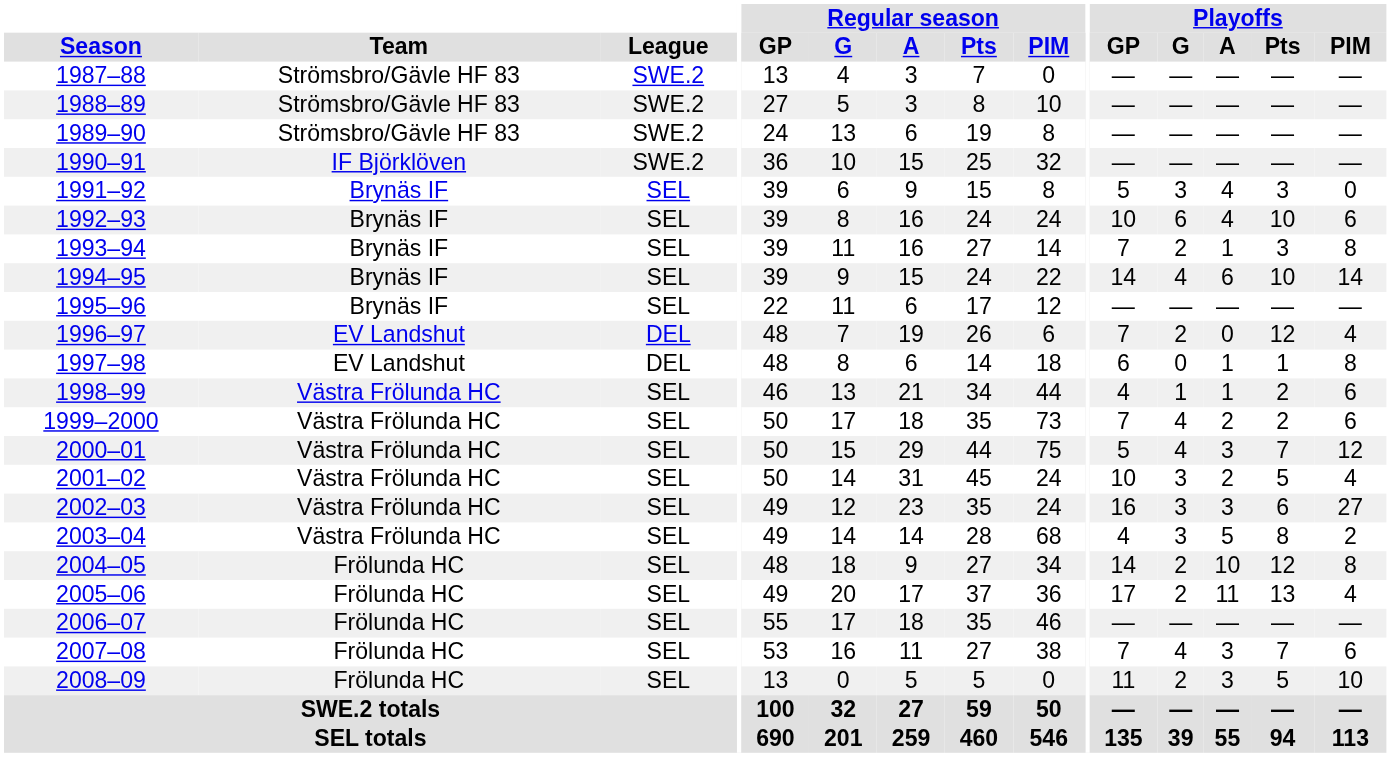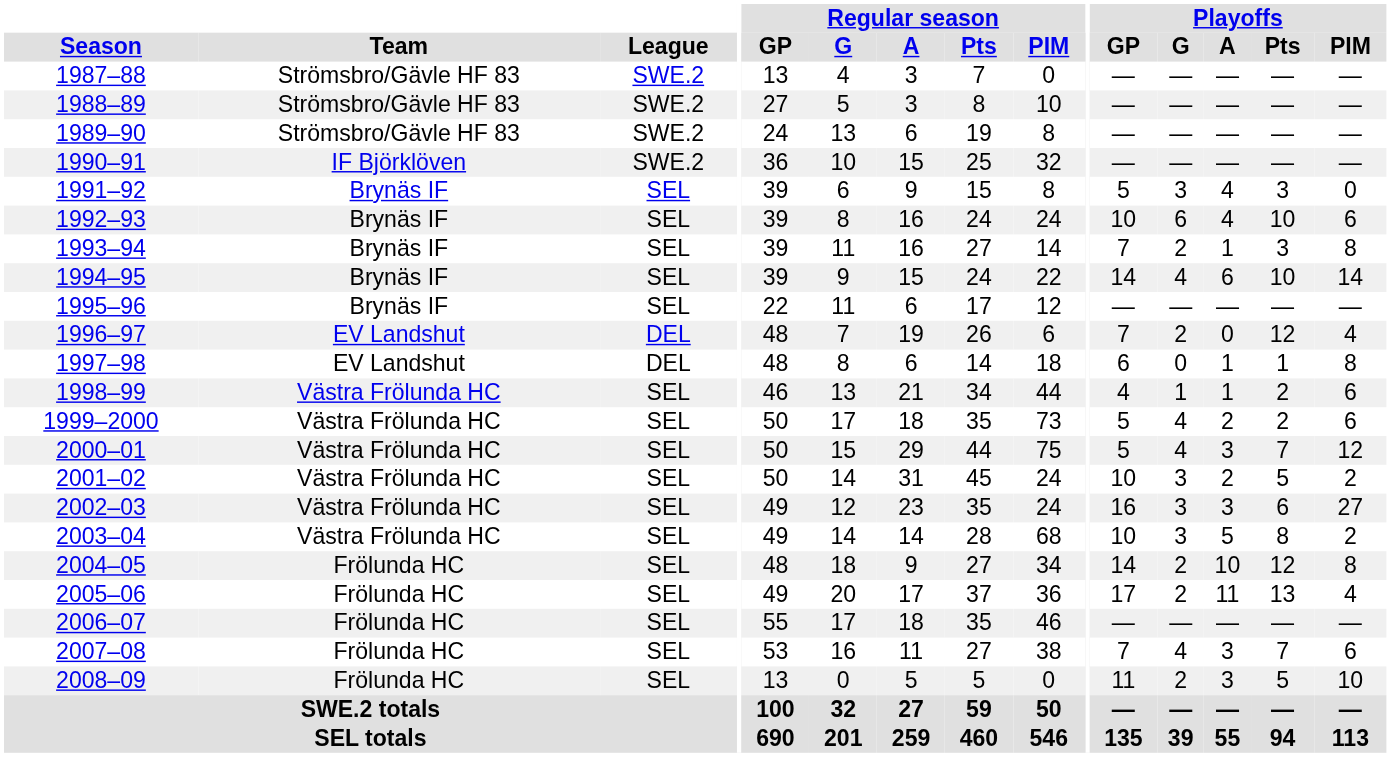(1123, 421) 7 -> (1123, 421) 5
(1350, 478) 4 -> (1350, 478) 2
(1123, 536) 4 -> (1123, 536) 10
